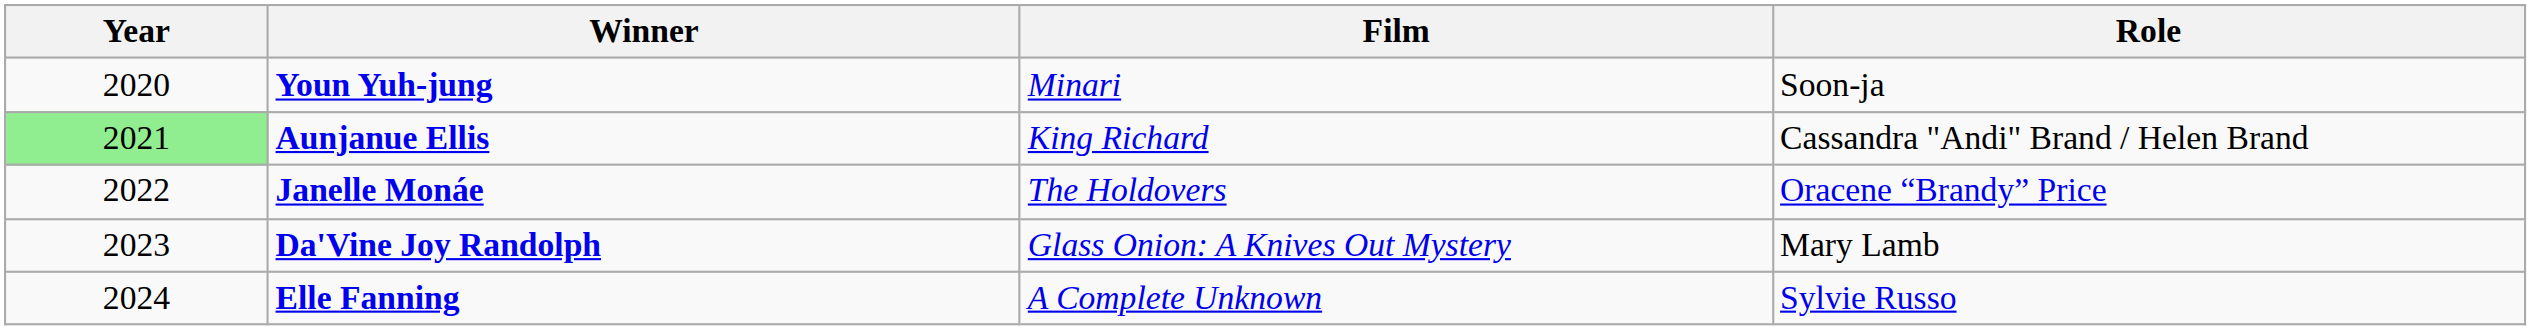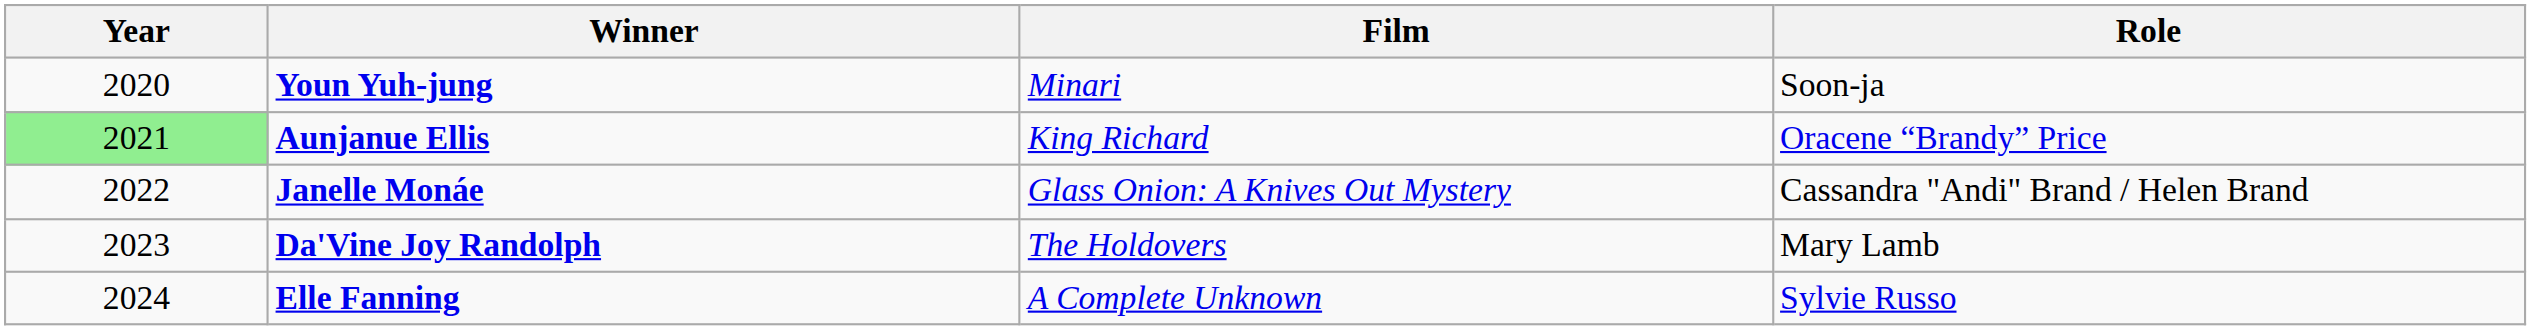(2044, 137) Cassandra "Andi" Brand / Helen Brand -> (1943, 137) Oracene “Brandy” Price
(1127, 191) The Holdovers -> (1269, 191) Glass Onion: A Knives Out Mystery
(1943, 191) Oracene “Brandy” Price -> (2044, 191) Cassandra "Andi" Brand / Helen Brand
(1269, 244) Glass Onion: A Knives Out Mystery -> (1127, 244) The Holdovers
